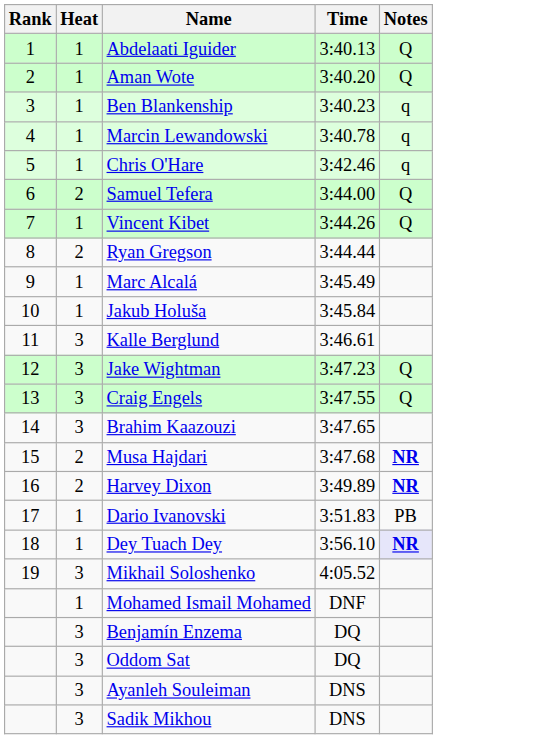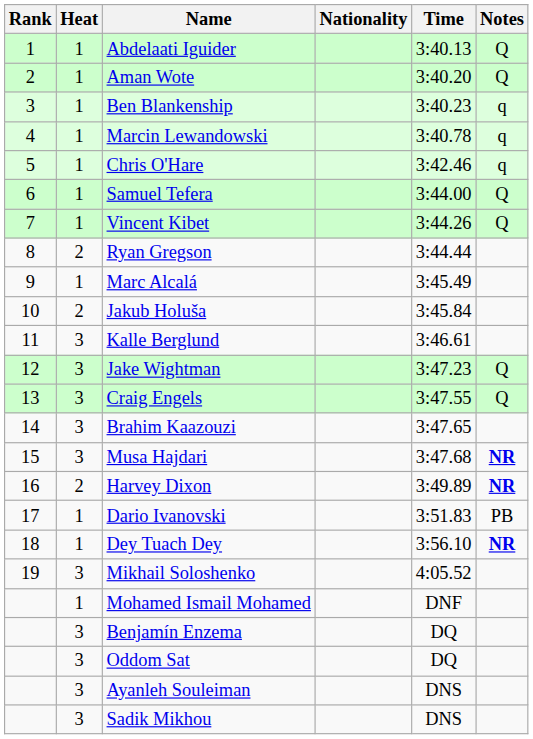+ column: (363, 19)
(79, 194) 2 -> (79, 194) 1
(79, 310) 1 -> (79, 310) 2
(79, 456) 2 -> (79, 456) 3
(406, 544) lavender background -> (502, 544) no background
